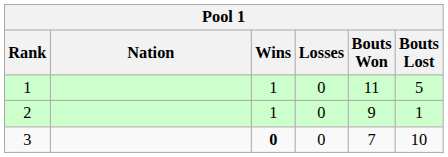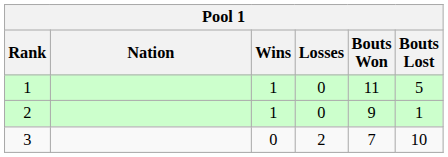(273, 139) bold -> (273, 139) normal
(321, 139) 0 -> (321, 139) 2
